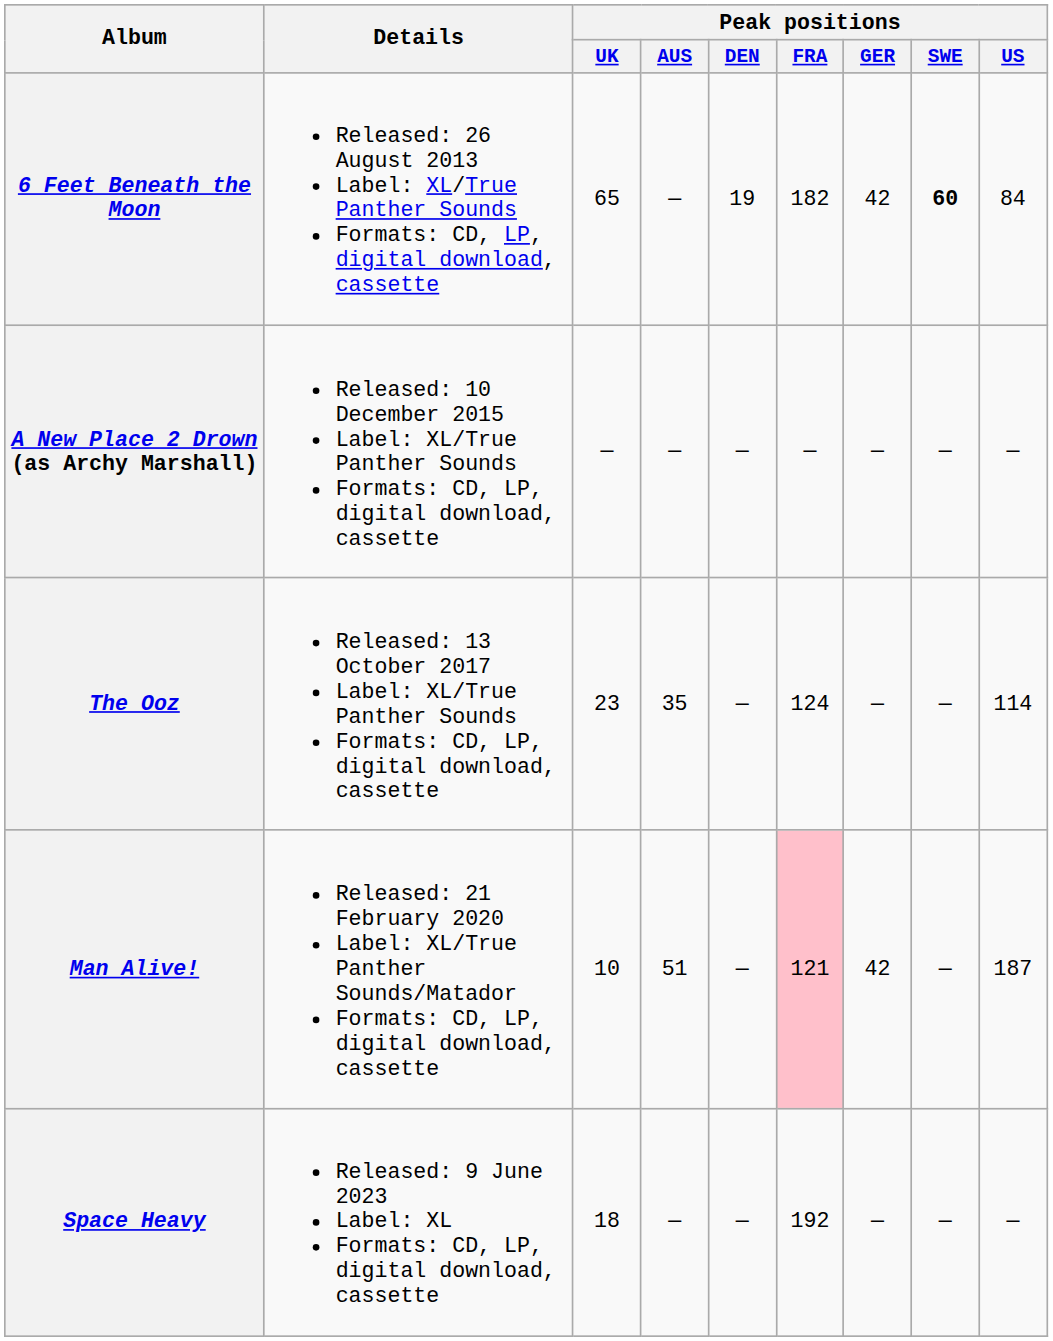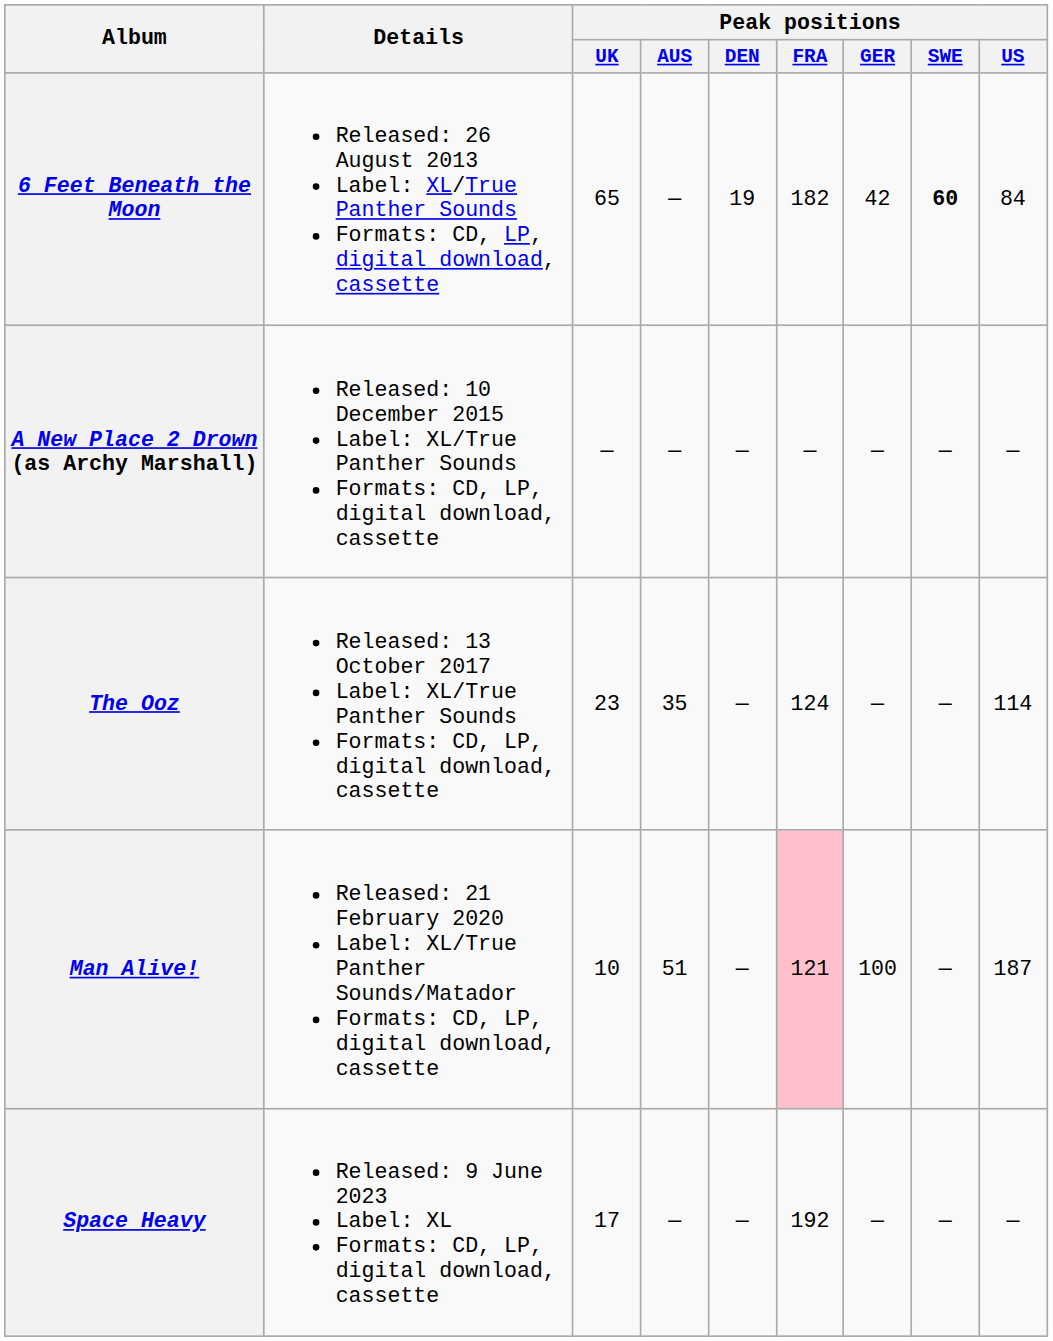(878, 969) 42 -> (878, 969) 100
(607, 1222) 18 -> (607, 1222) 17
